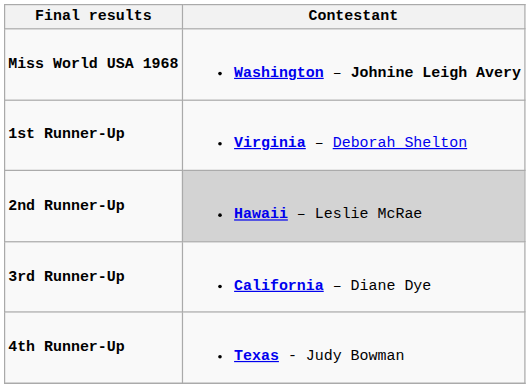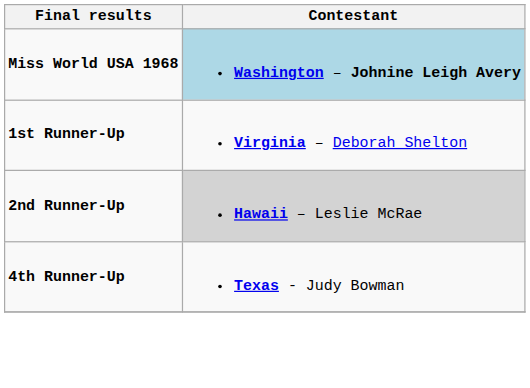(353, 73) no background -> (353, 73) lightblue background
- row: (66, 277)
